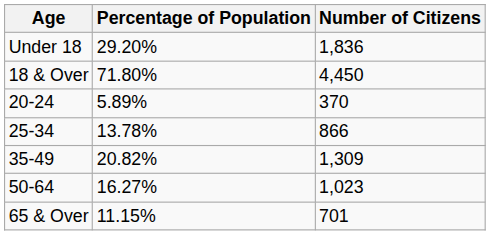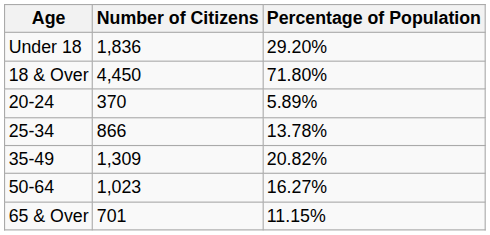columns swapped: (400, 18) <-> (204, 18)
